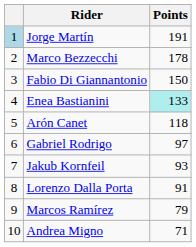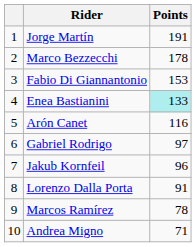(14, 37) lightblue background -> (14, 37) no background
(178, 80) 150 -> (178, 80) 153
(178, 123) 118 -> (178, 123) 116
(181, 166) 93 -> (181, 166) 96
(181, 209) 79 -> (181, 209) 78
